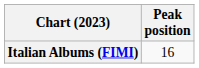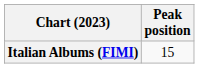(168, 52) 16 -> (168, 52) 15
